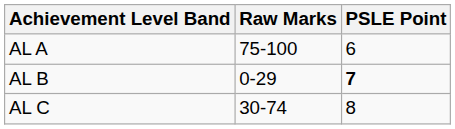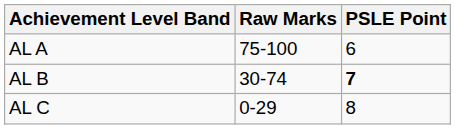(258, 78) 0-29 -> (263, 78) 30-74
(263, 108) 30-74 -> (258, 108) 0-29
